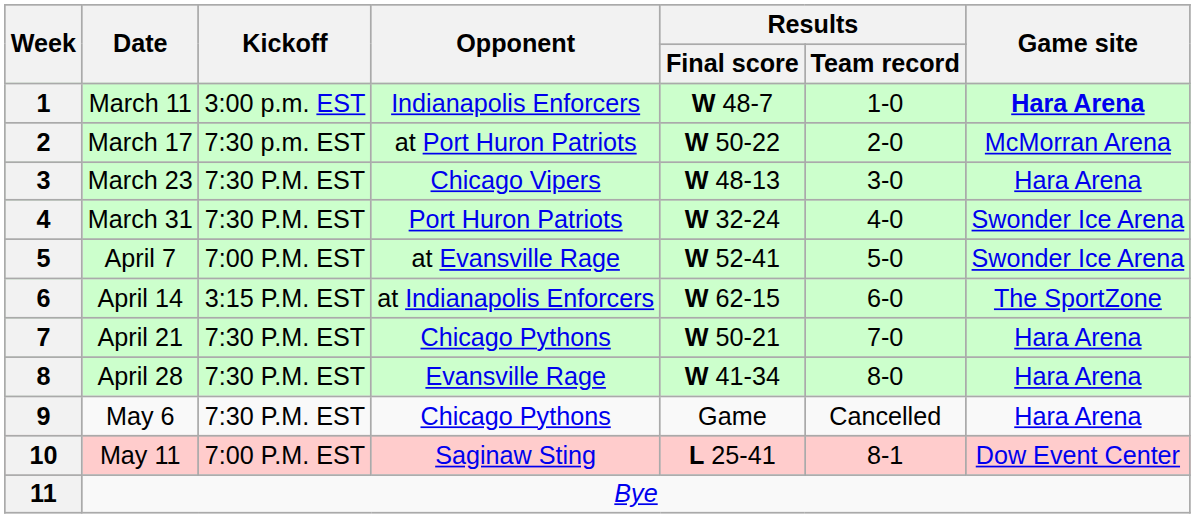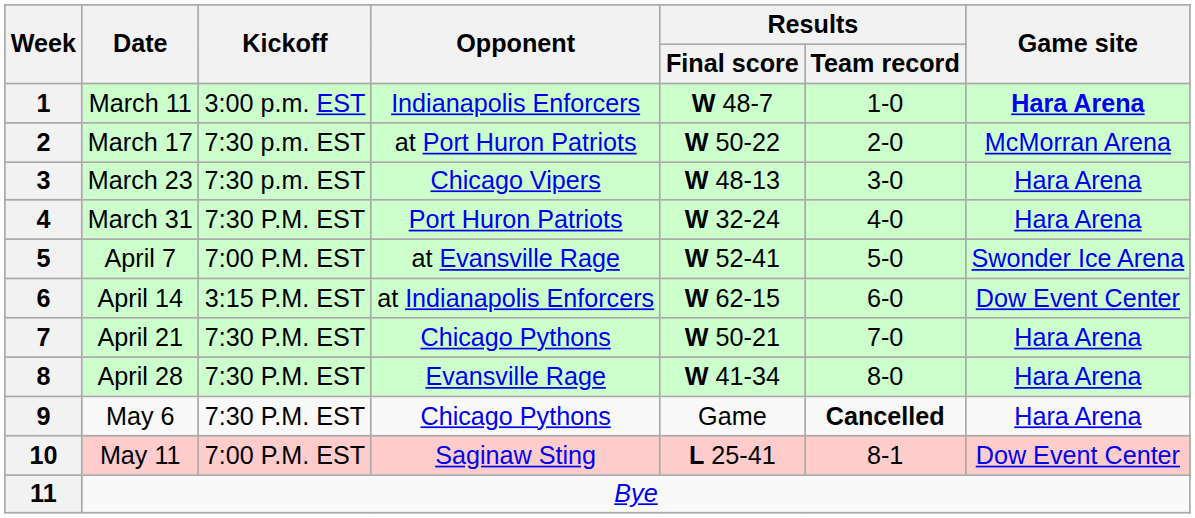(285, 181) 7:30 P.M. EST -> (285, 181) 7:30 p.m. EST
(1078, 220) Swonder Ice Arena -> (1078, 220) Hara Arena
(1078, 298) The SportZone -> (1078, 298) Dow Event Center
(885, 415) normal -> (885, 415) bold
